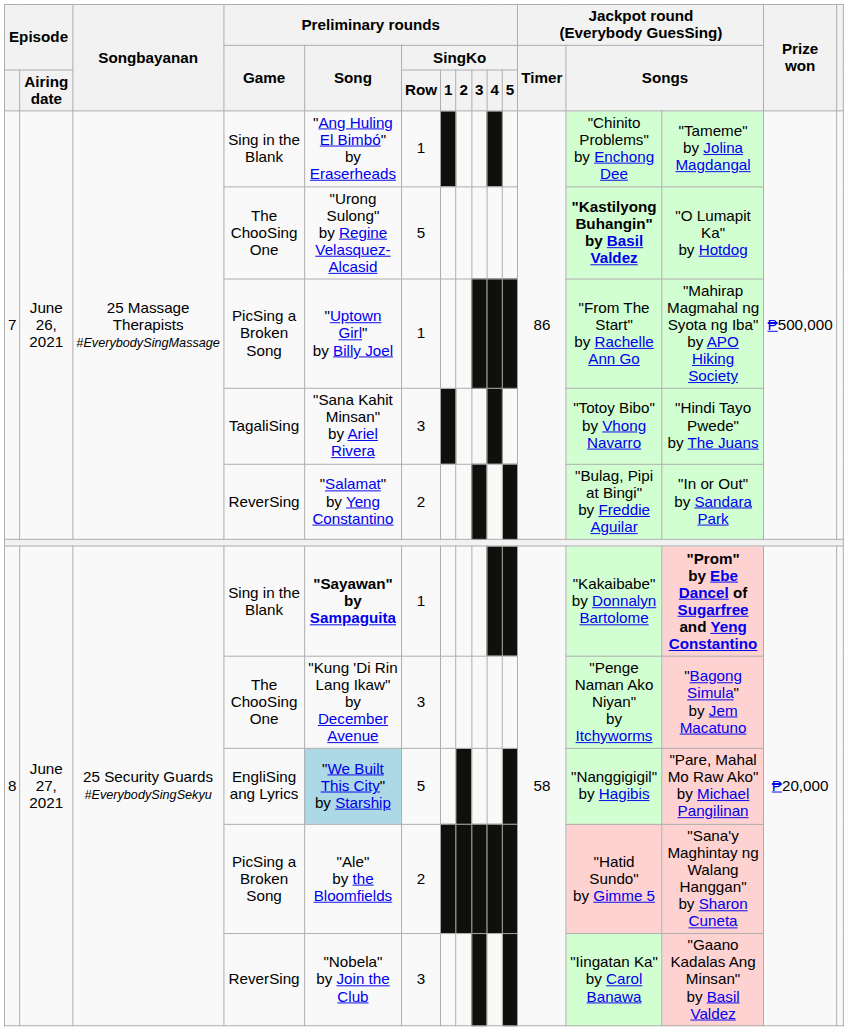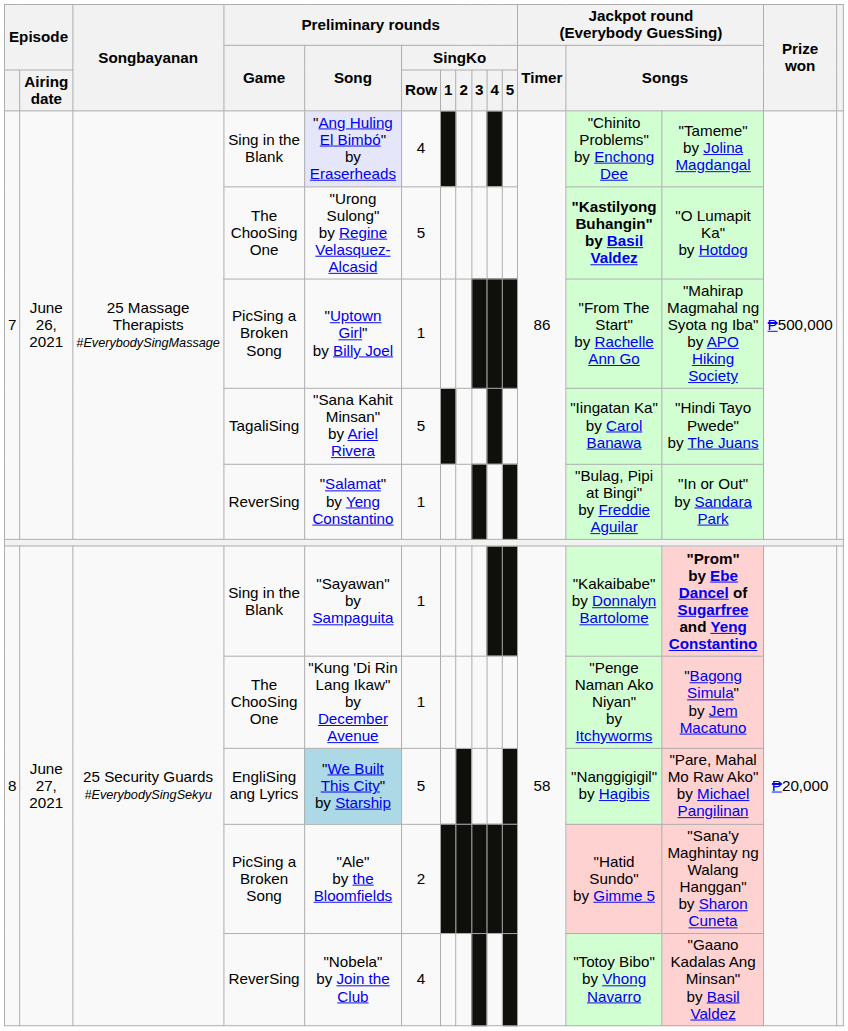(353, 148) no background -> (353, 148) lavender background
(421, 148) 1 -> (421, 148) 4
(421, 426) 3 -> (421, 426) 5
(614, 426) "Totoy Bibo" by Vhong Navarro -> (614, 426) "Iingatan Ka" by Carol Banawa
(421, 501) 2 -> (421, 501) 1
(353, 601) bold -> (353, 601) normal
(421, 702) 3 -> (421, 702) 1
(421, 979) 3 -> (421, 979) 4
(614, 979) "Iingatan Ka" by Carol Banawa -> (614, 979) "Totoy Bibo" by Vhong Navarro
